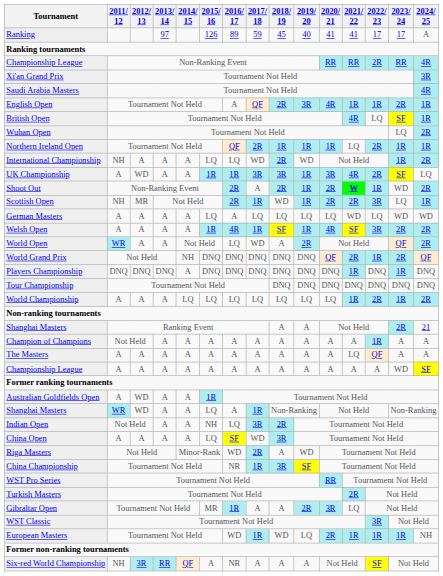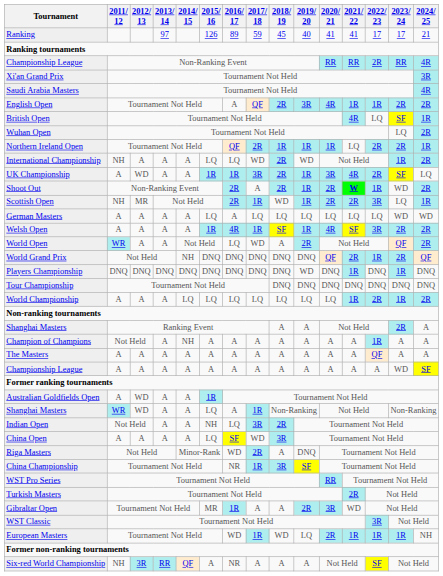(426, 34) A -> (426, 34) 21
(426, 104) 1R -> (426, 104) 2R
(401, 146) 1R -> (401, 146) 2R
(282, 173) 3R -> (282, 173) 2R
(354, 215) WD -> (354, 215) LQ
(188, 271) A -> (188, 271) DNQ
(306, 271) DNQ -> (306, 271) WD
(426, 327) 21 -> (426, 327) A
(188, 340) A -> (188, 340) NH
(354, 354) LQ -> (354, 354) A
(306, 452) WD -> (306, 452) DNQ
(354, 507) LQ -> (354, 507) WD
